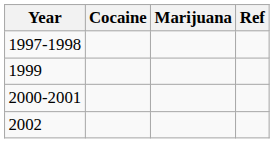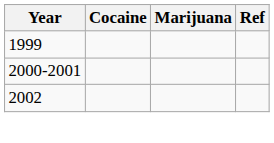- row: (45, 44)
